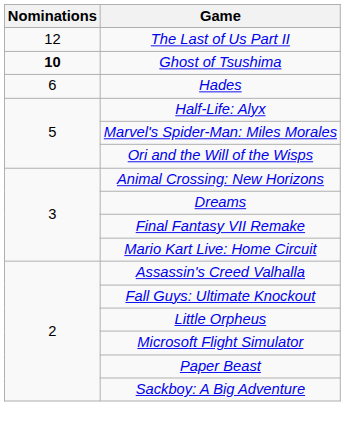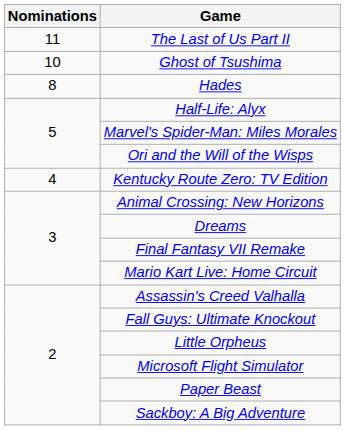(52, 39) 12 -> (52, 39) 11
(52, 62) bold -> (52, 62) normal
(52, 86) 6 -> (52, 86) 8
+ row: (220, 179)
